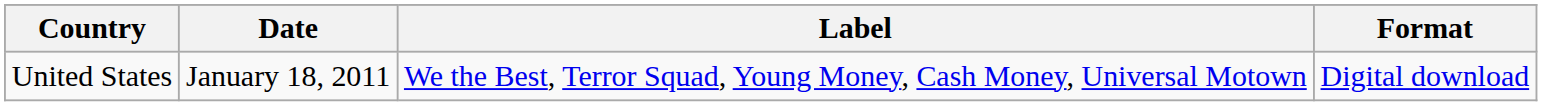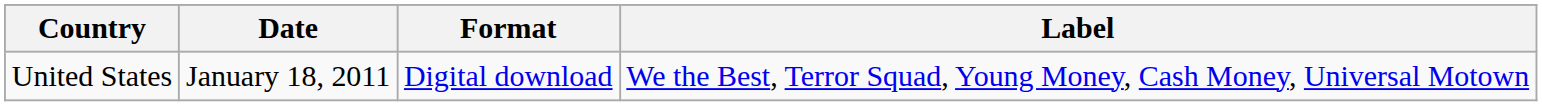columns swapped: (1425, 28) <-> (855, 28)
